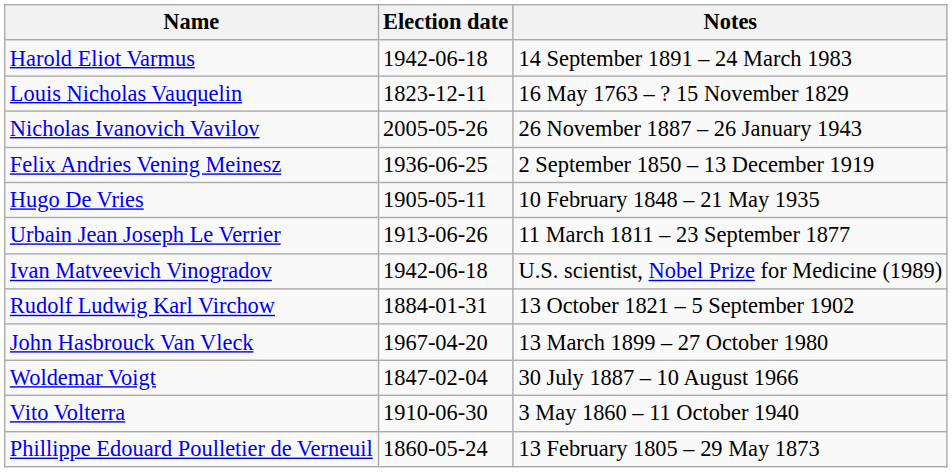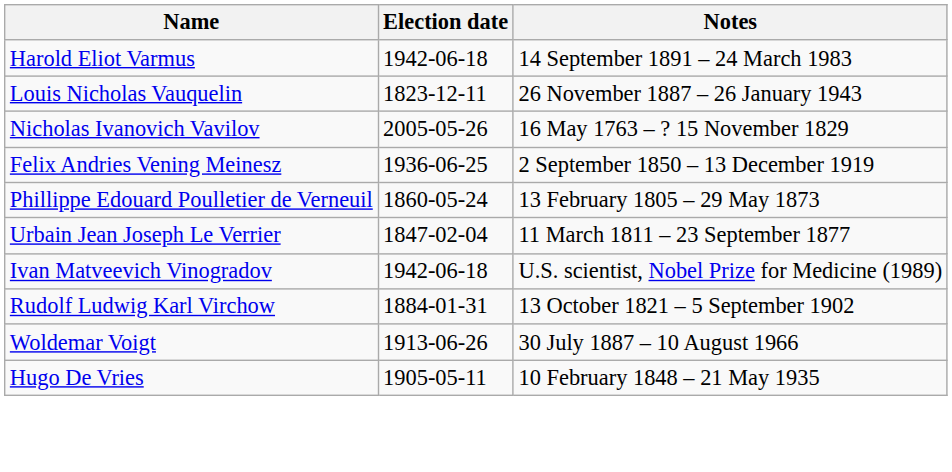(684, 93) 16 May 1763 – ? 15 November 1829 -> (690, 93) 26 November 1887 – 26 January 1943
(690, 128) 26 November 1887 – 26 January 1943 -> (684, 128) 16 May 1763 – ? 15 November 1829
rows swapped: (191, 448) <-> (77, 199)
(435, 235) 1913-06-26 -> (435, 235) 1847-02-04
- row: (132, 341)
(435, 377) 1847-02-04 -> (435, 341) 1913-06-26
- row: (68, 413)
